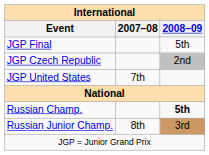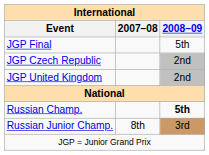+ row: (54, 77)
- row: (49, 77)
